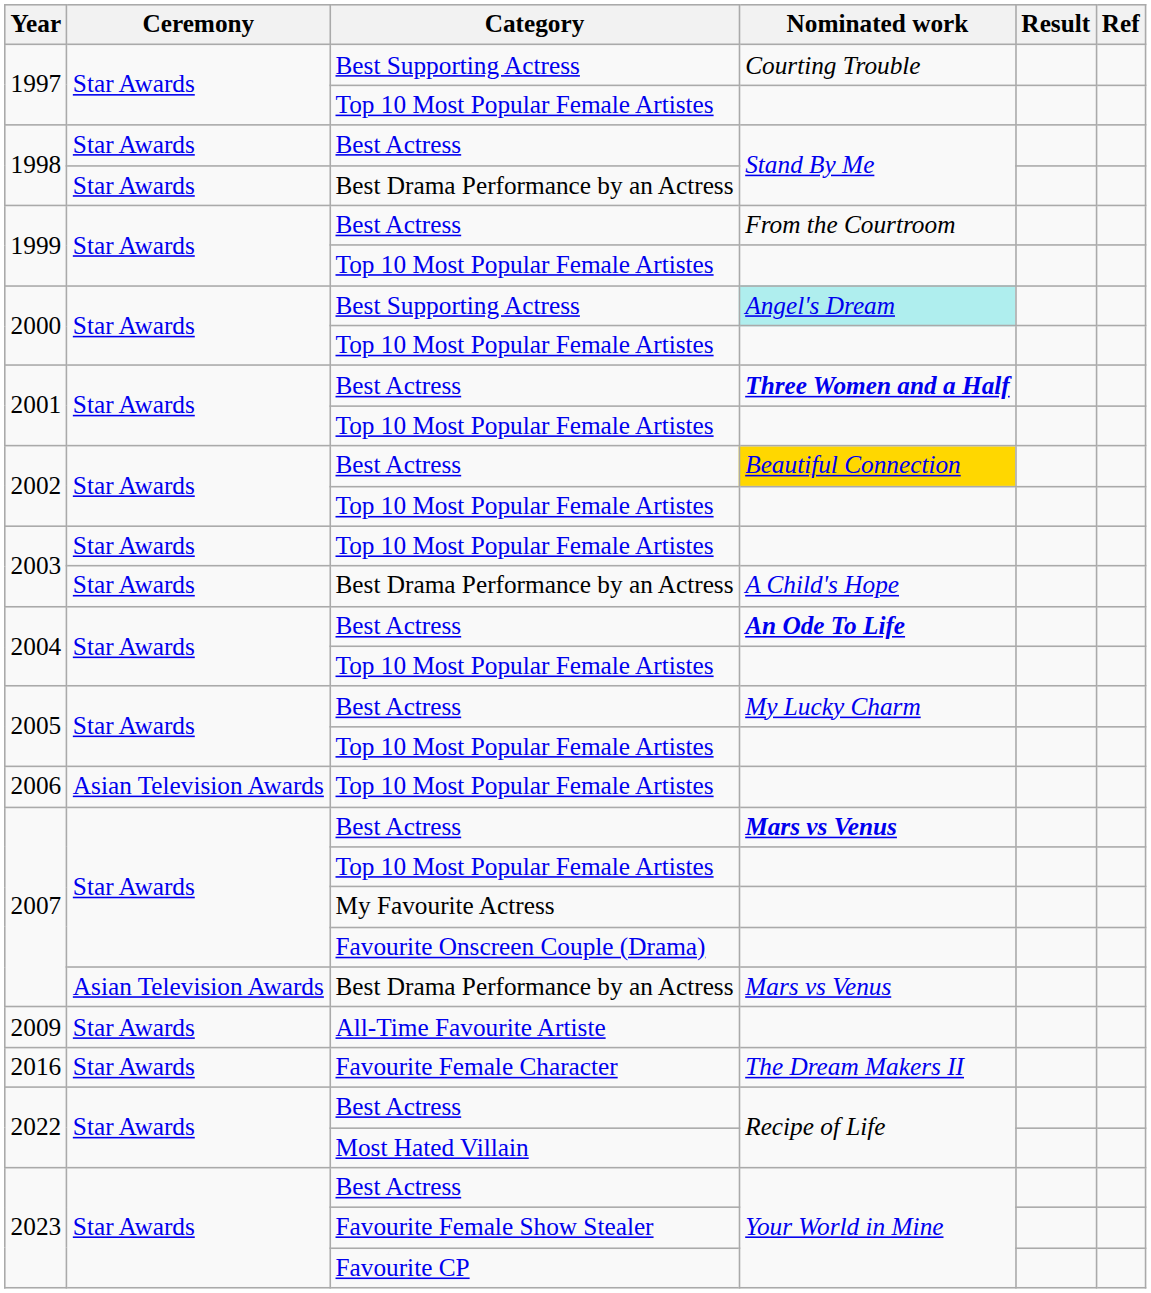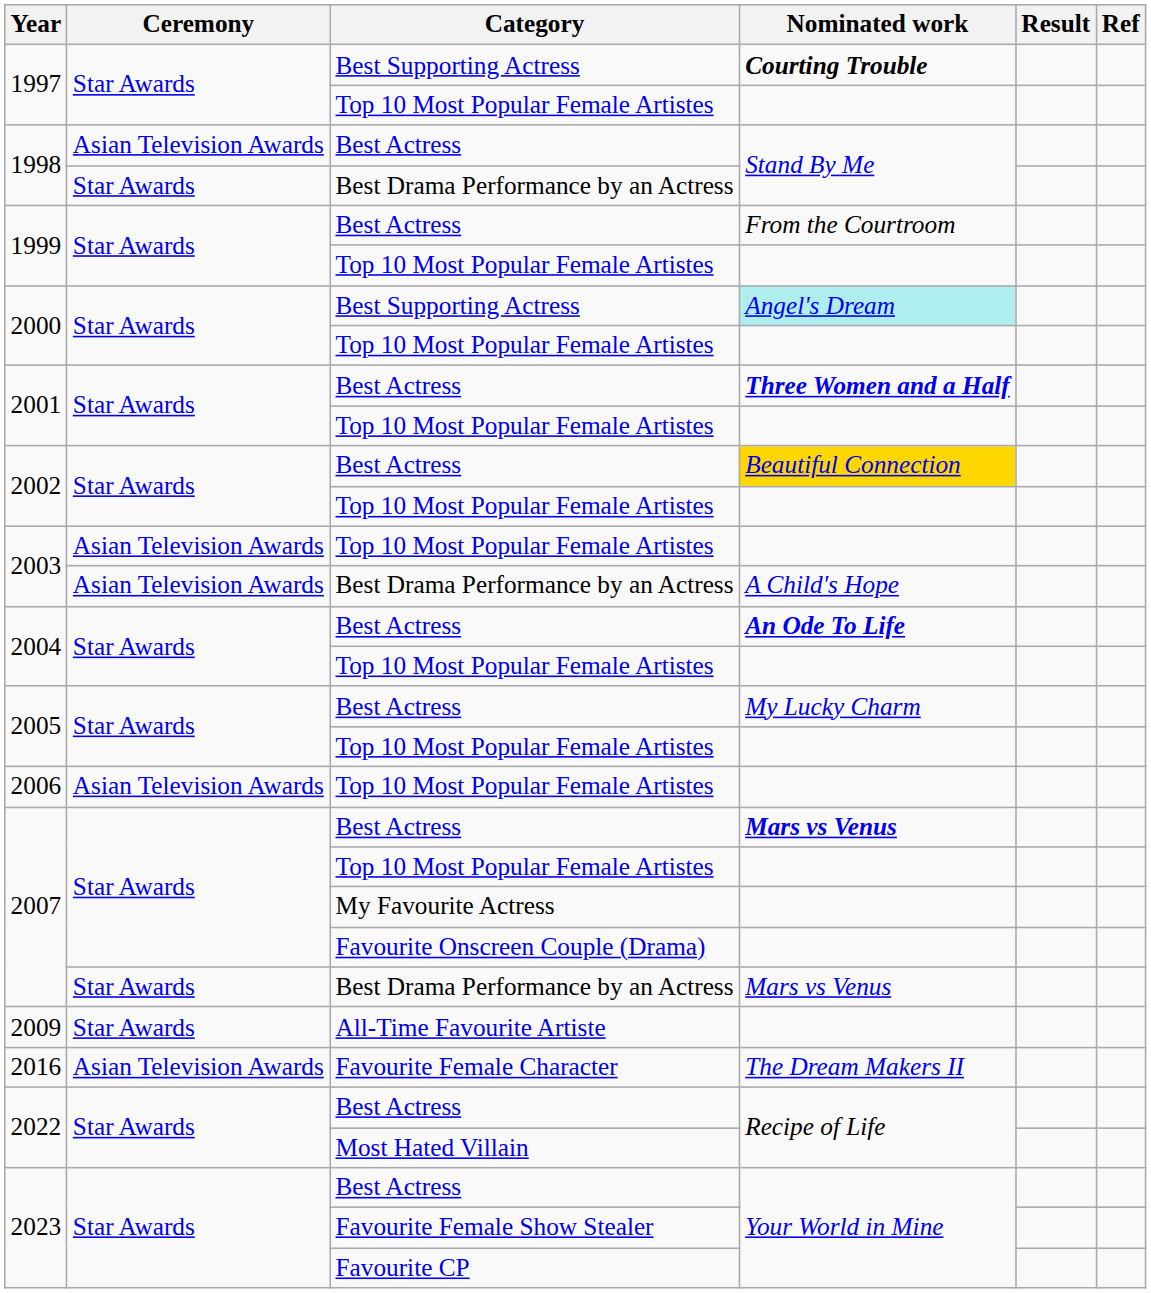(833, 64) normal -> (836, 64) bold
(134, 144) Star Awards -> (198, 144) Asian Television Awards
(134, 545) Star Awards -> (198, 545) Asian Television Awards
(134, 585) Star Awards -> (198, 585) Asian Television Awards
(198, 986) Asian Television Awards -> (134, 986) Star Awards
(134, 1066) Star Awards -> (198, 1066) Asian Television Awards
